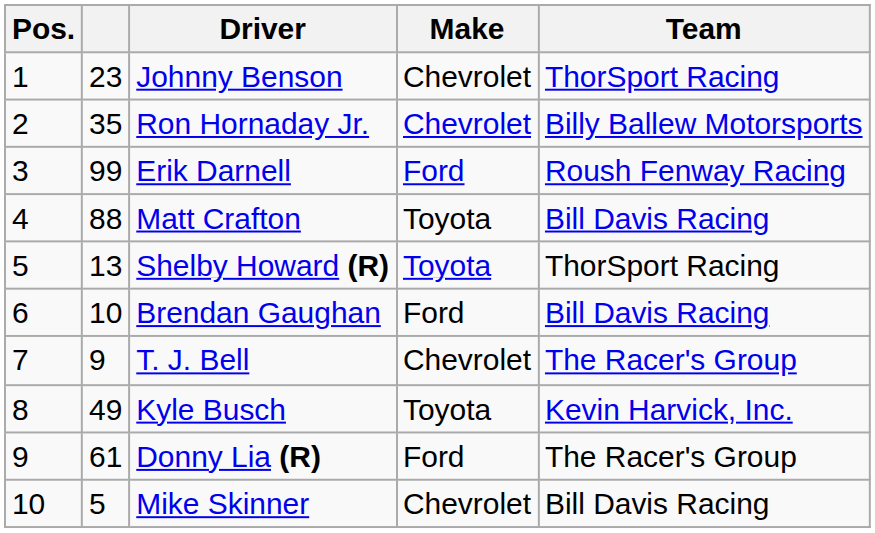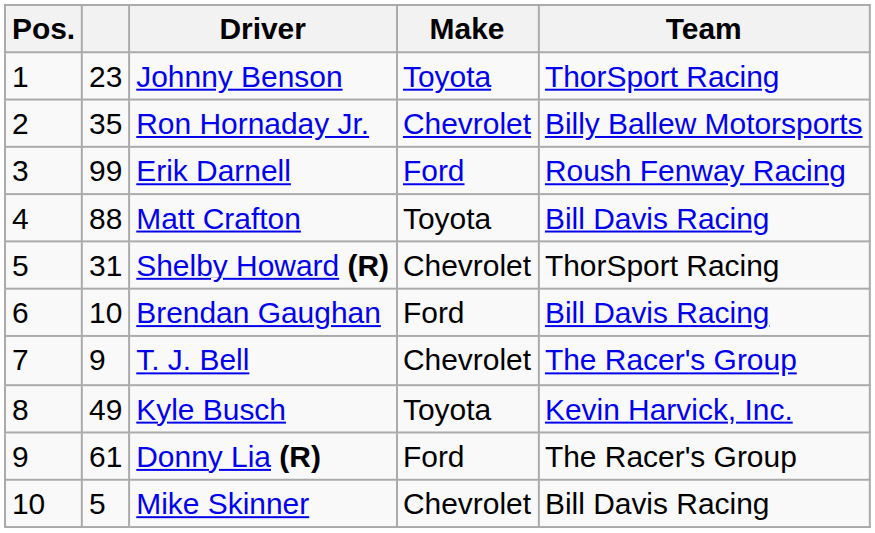(467, 76) Chevrolet -> (447, 76) Toyota
(106, 266) 13 -> (106, 266) 31
(447, 266) Toyota -> (467, 266) Chevrolet
